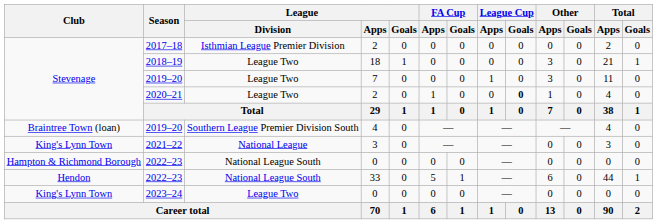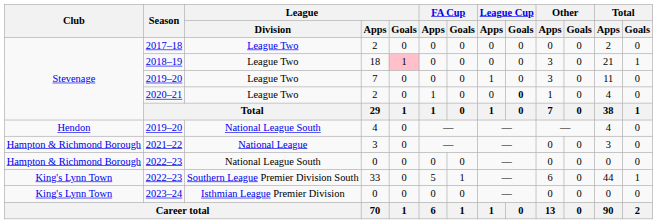(273, 45) Isthmian League Premier Division -> (273, 45) League Two
(404, 62) no background -> (404, 62) pink background
(74, 128) Braintree Town (loan) -> (74, 128) Hendon
(273, 128) Southern League Premier Division South -> (273, 128) National League South
(74, 144) King's Lynn Town -> (74, 144) Hampton & Richmond Borough
(74, 177) Hendon -> (74, 177) King's Lynn Town
(273, 177) National League South -> (273, 177) Southern League Premier Division South
(273, 194) League Two -> (273, 194) Isthmian League Premier Division
